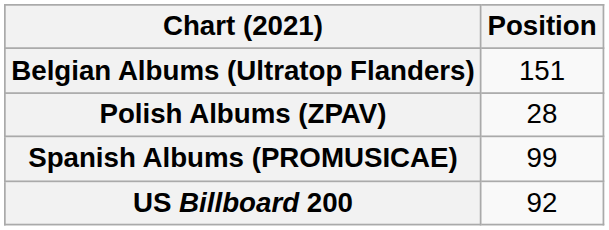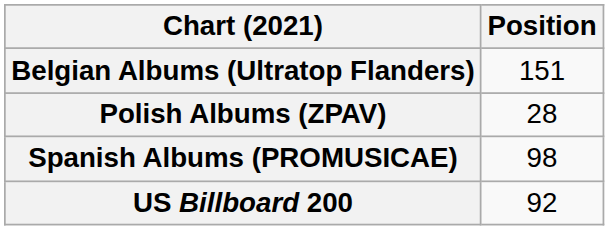(542, 158) 99 -> (542, 158) 98
